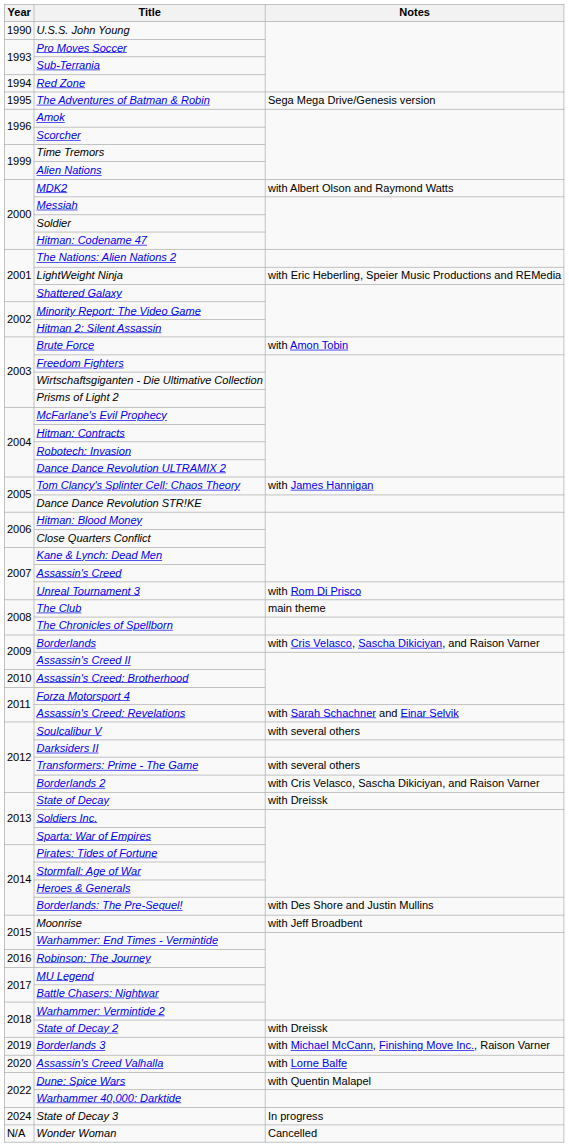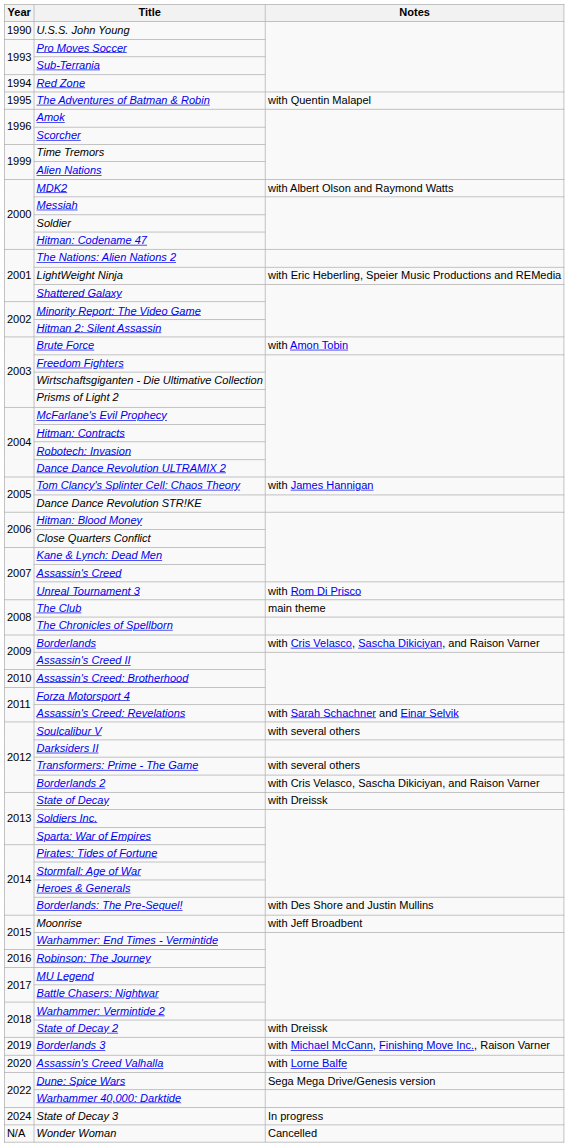(352, 100) Sega Mega Drive/Genesis version -> (319, 100) with Quentin Malapel
(319, 1081) with Quentin Malapel -> (352, 1081) Sega Mega Drive/Genesis version
